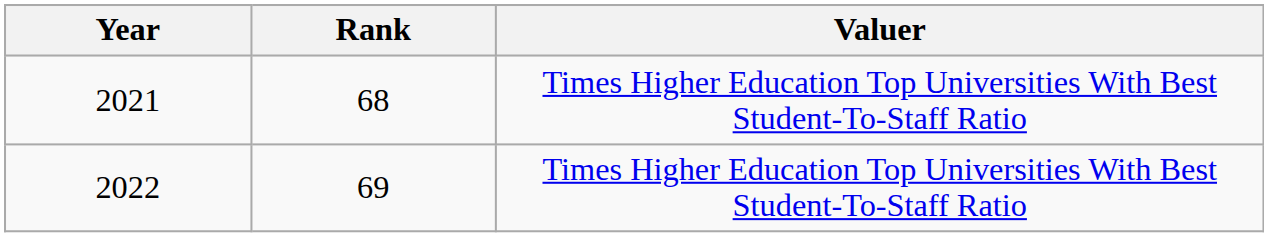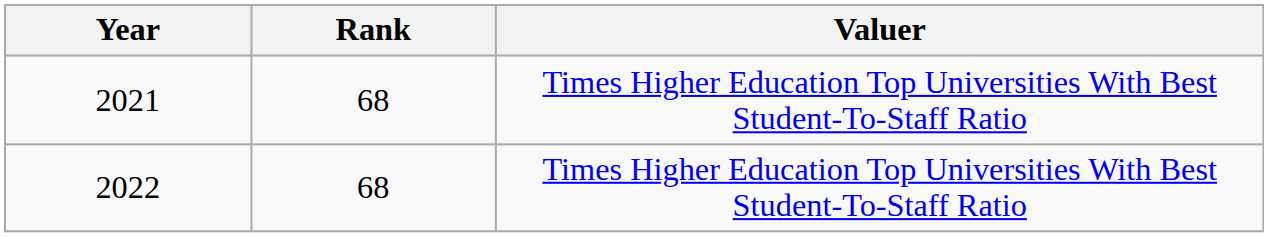(373, 187) 69 -> (373, 187) 68
